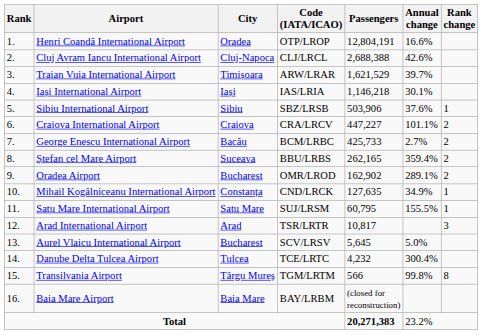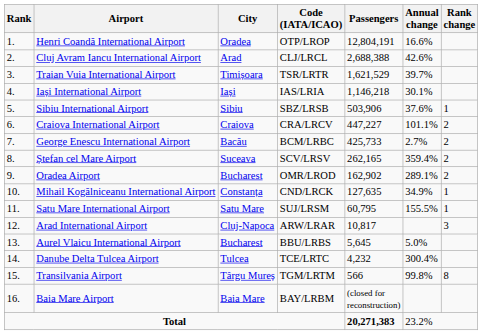(247, 58) Cluj-Napoca -> (231, 58) Arad
(307, 74) ARW/LRAR -> (304, 74) TSR/LRTR
(305, 158) BBU/LRBS -> (305, 158) SCV/LRSV
(231, 225) Arad -> (247, 225) Cluj-Napoca
(304, 225) TSR/LRTR -> (307, 225) ARW/LRAR
(305, 242) SCV/LRSV -> (305, 242) BBU/LRBS
